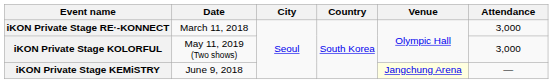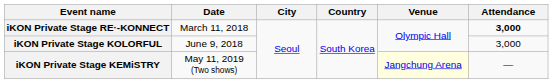(508, 28) normal -> (508, 28) bold
(214, 49) May 11, 2019 (Two shows) -> (214, 43) June 9, 2018
(214, 70) June 9, 2018 -> (214, 65) May 11, 2019 (Two shows)
